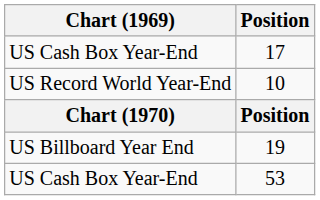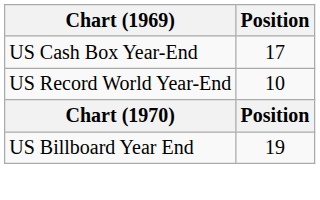- row: (275, 178)
